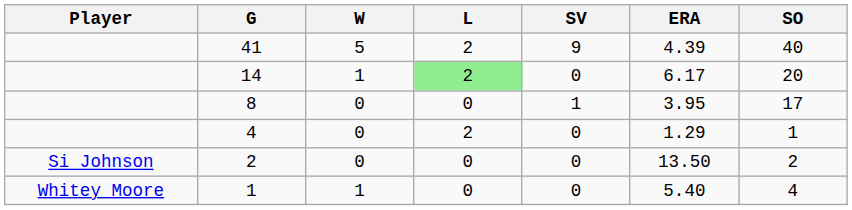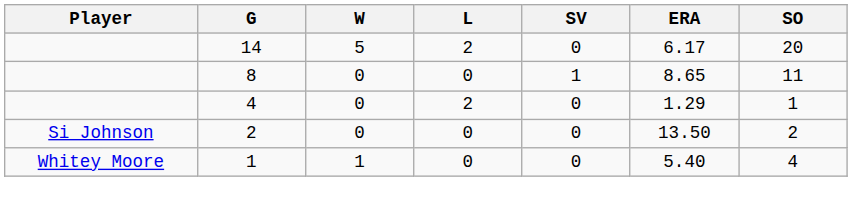- row: (251, 48)
(360, 76) 1 -> (360, 48) 5
(468, 76) lightgreen background -> (468, 48) no background
(684, 105) 3.95 -> (684, 76) 8.65
(793, 105) 17 -> (793, 76) 11
